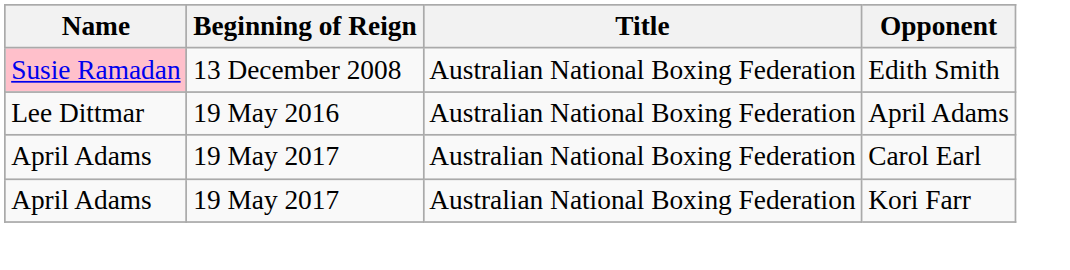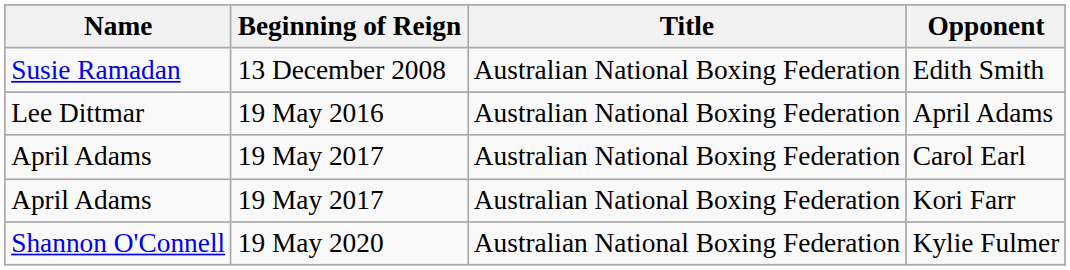(96, 69) pink background -> (96, 69) no background
+ row: (986, 243)
